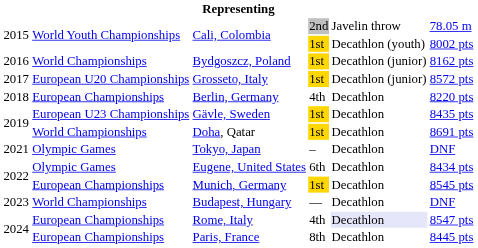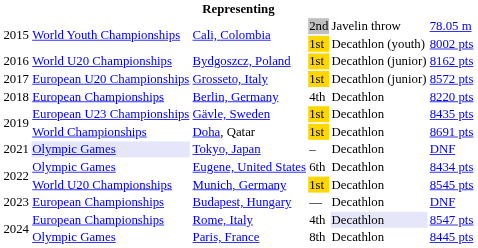(89, 61) World Championships -> (102, 61) World U20 Championships
(74, 149) no background -> (74, 149) lavender background
(98, 184) European Championships -> (102, 184) World U20 Championships
(89, 202) World Championships -> (98, 202) European Championships
(98, 237) European Championships -> (74, 237) Olympic Games
